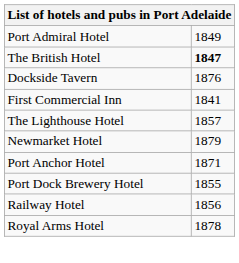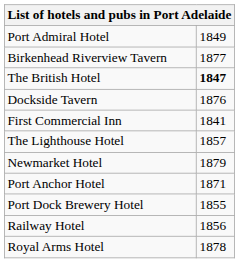+ row: (87, 57)
